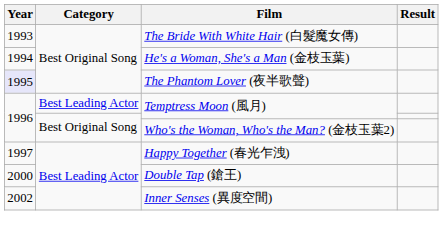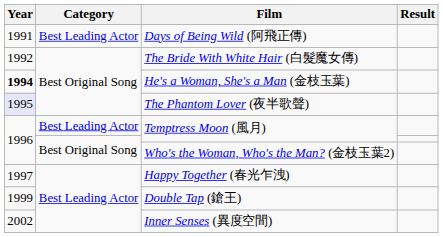+ row: (89, 36)
(20, 36) 1993 -> (20, 58) 1992
(20, 58) normal -> (20, 81) bold
(20, 175) 2000 -> (20, 198) 1999
